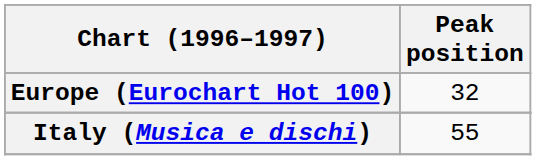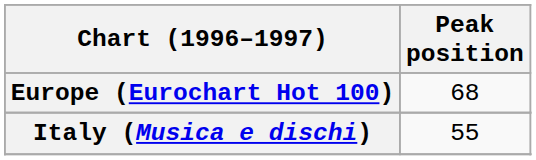(465, 93) 32 -> (465, 93) 68
